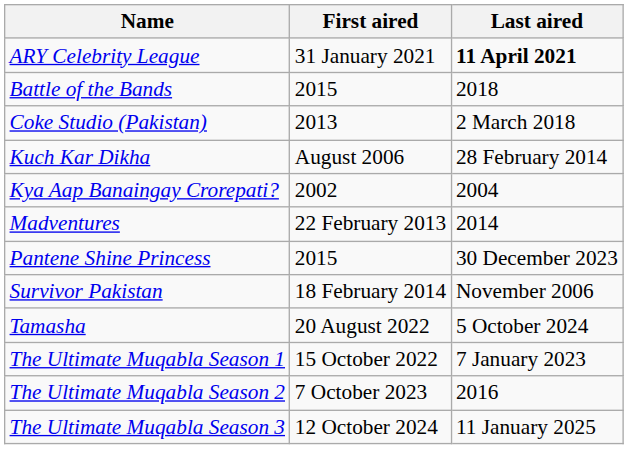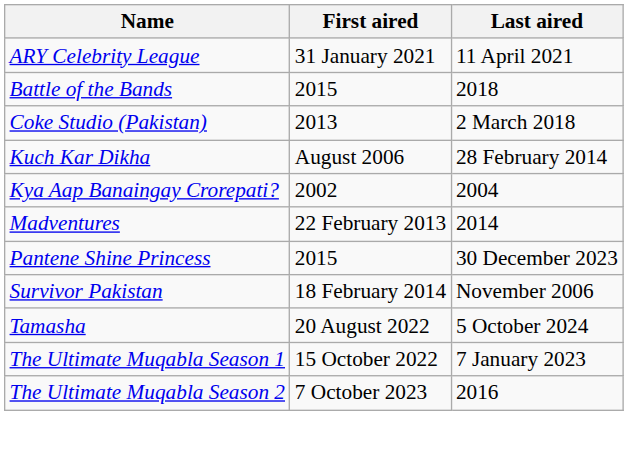(516, 55) bold -> (515, 55) normal
- row: (147, 426)
